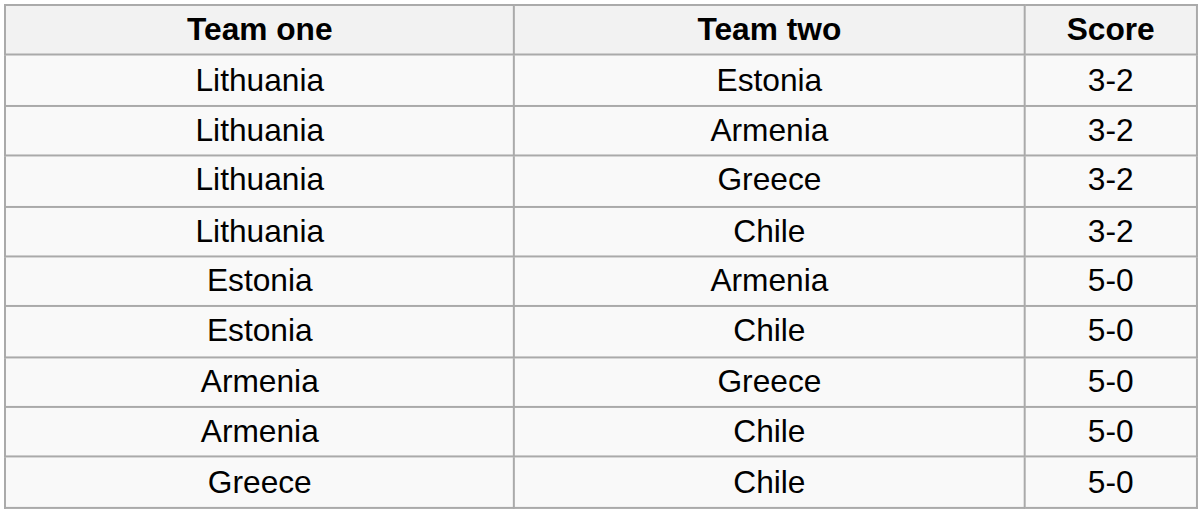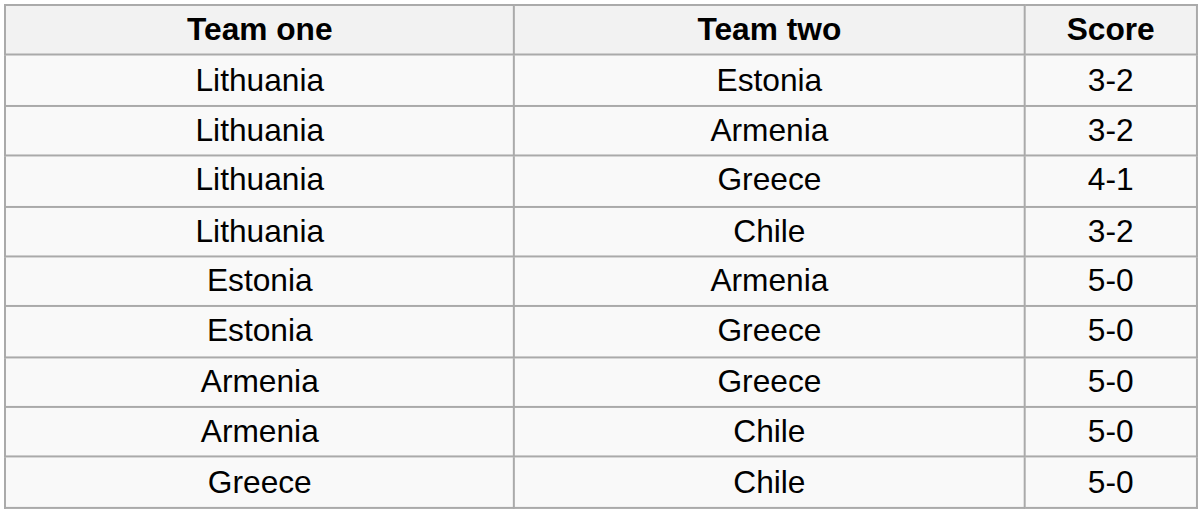(1111, 180) 3-2 -> (1111, 180) 4-1
+ row: (260, 331)
- row: (260, 331)
